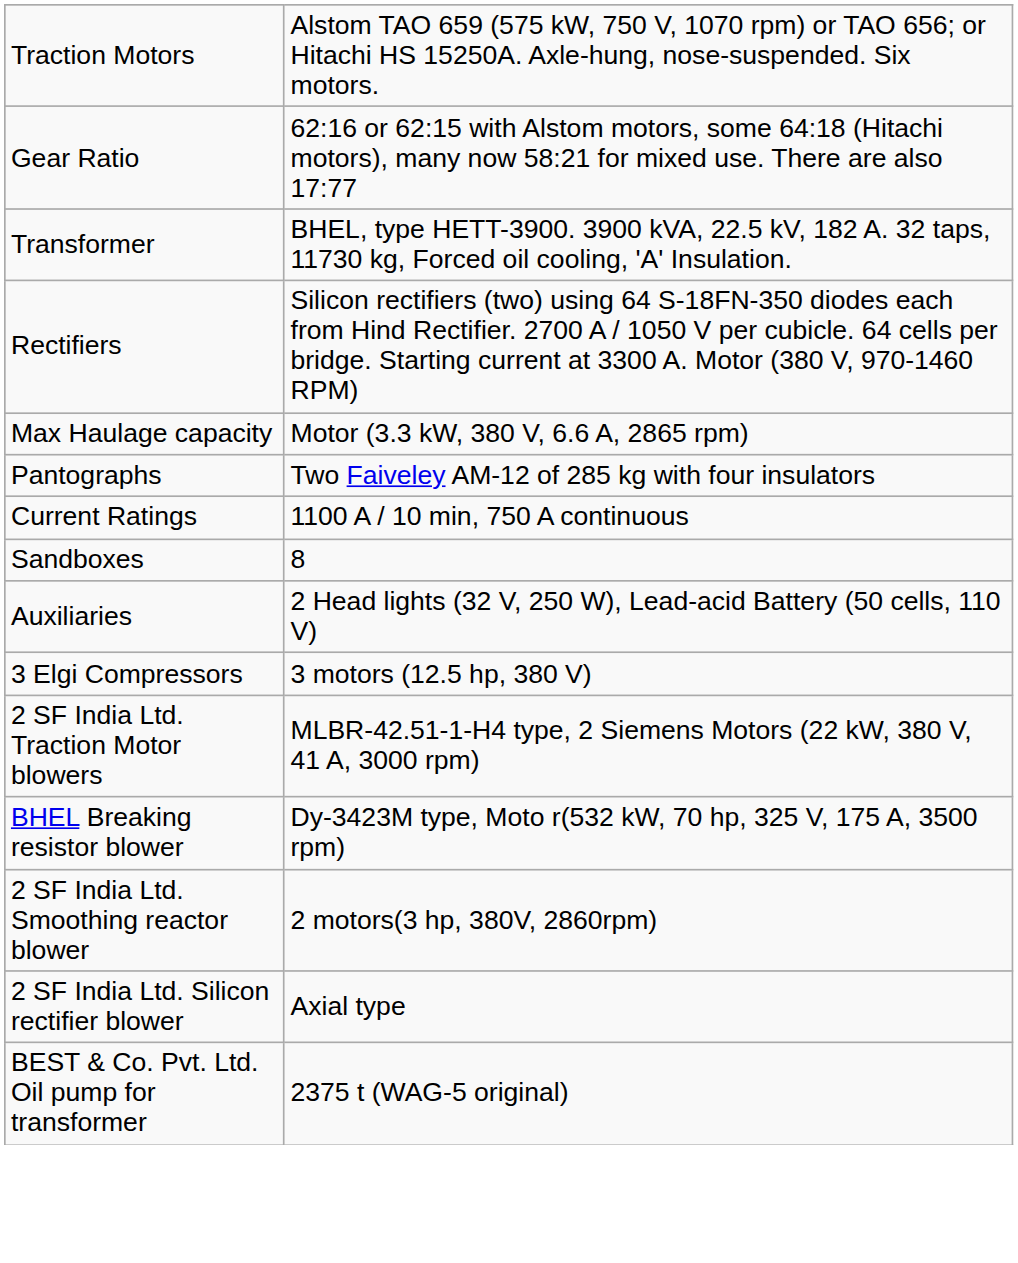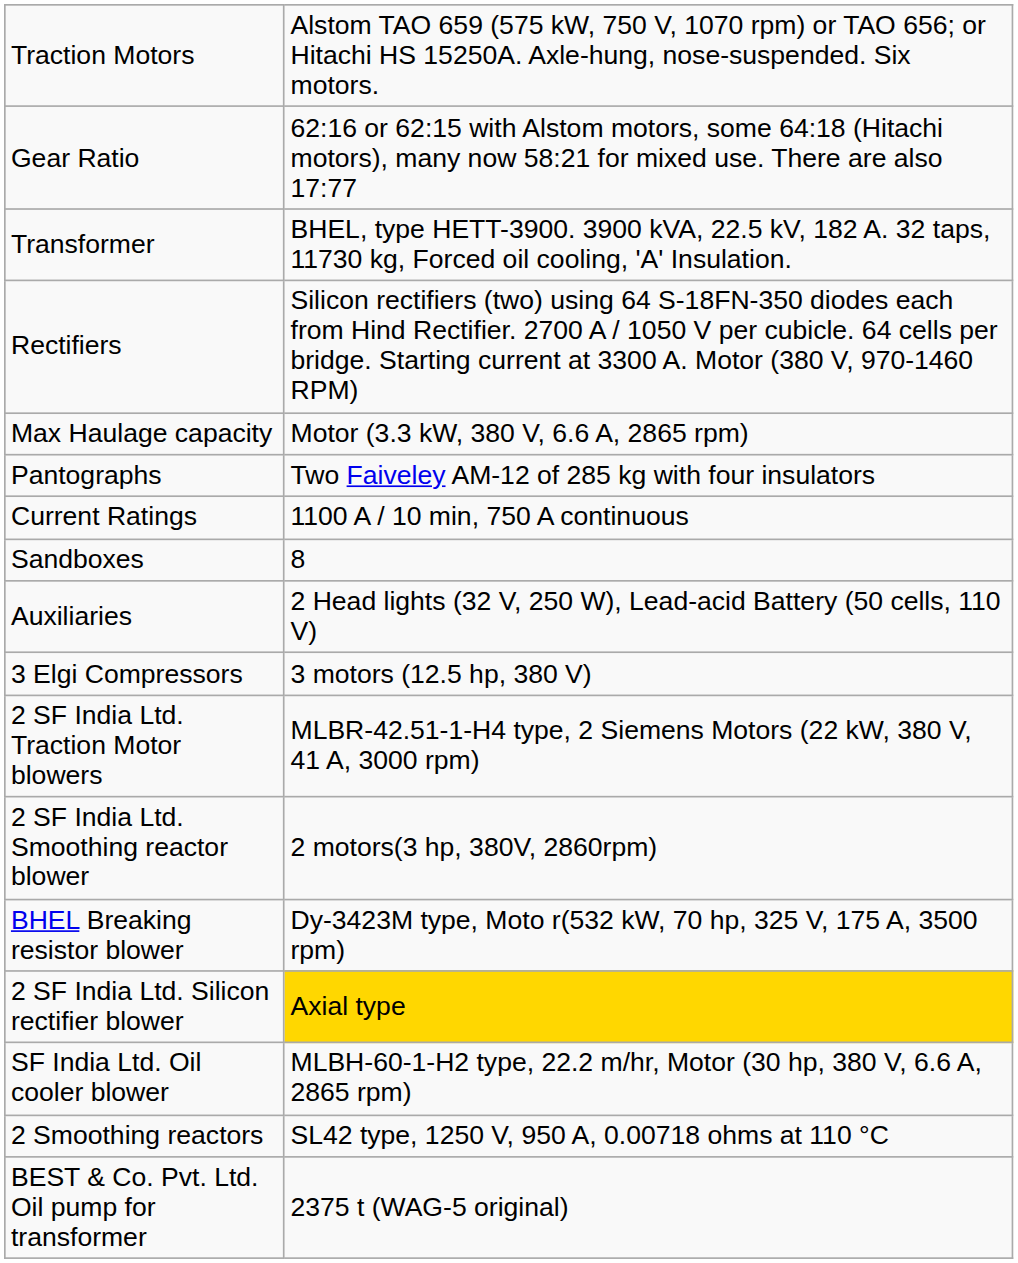rows swapped: (119, 919) <-> (101, 832)
(348, 1006) no background -> (348, 1006) gold background
+ row: (106, 1078)
+ row: (137, 1135)
